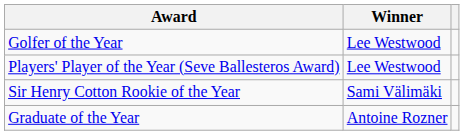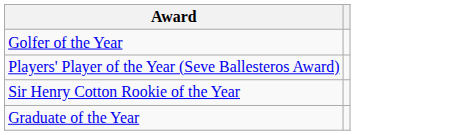- column: (397, 17)
